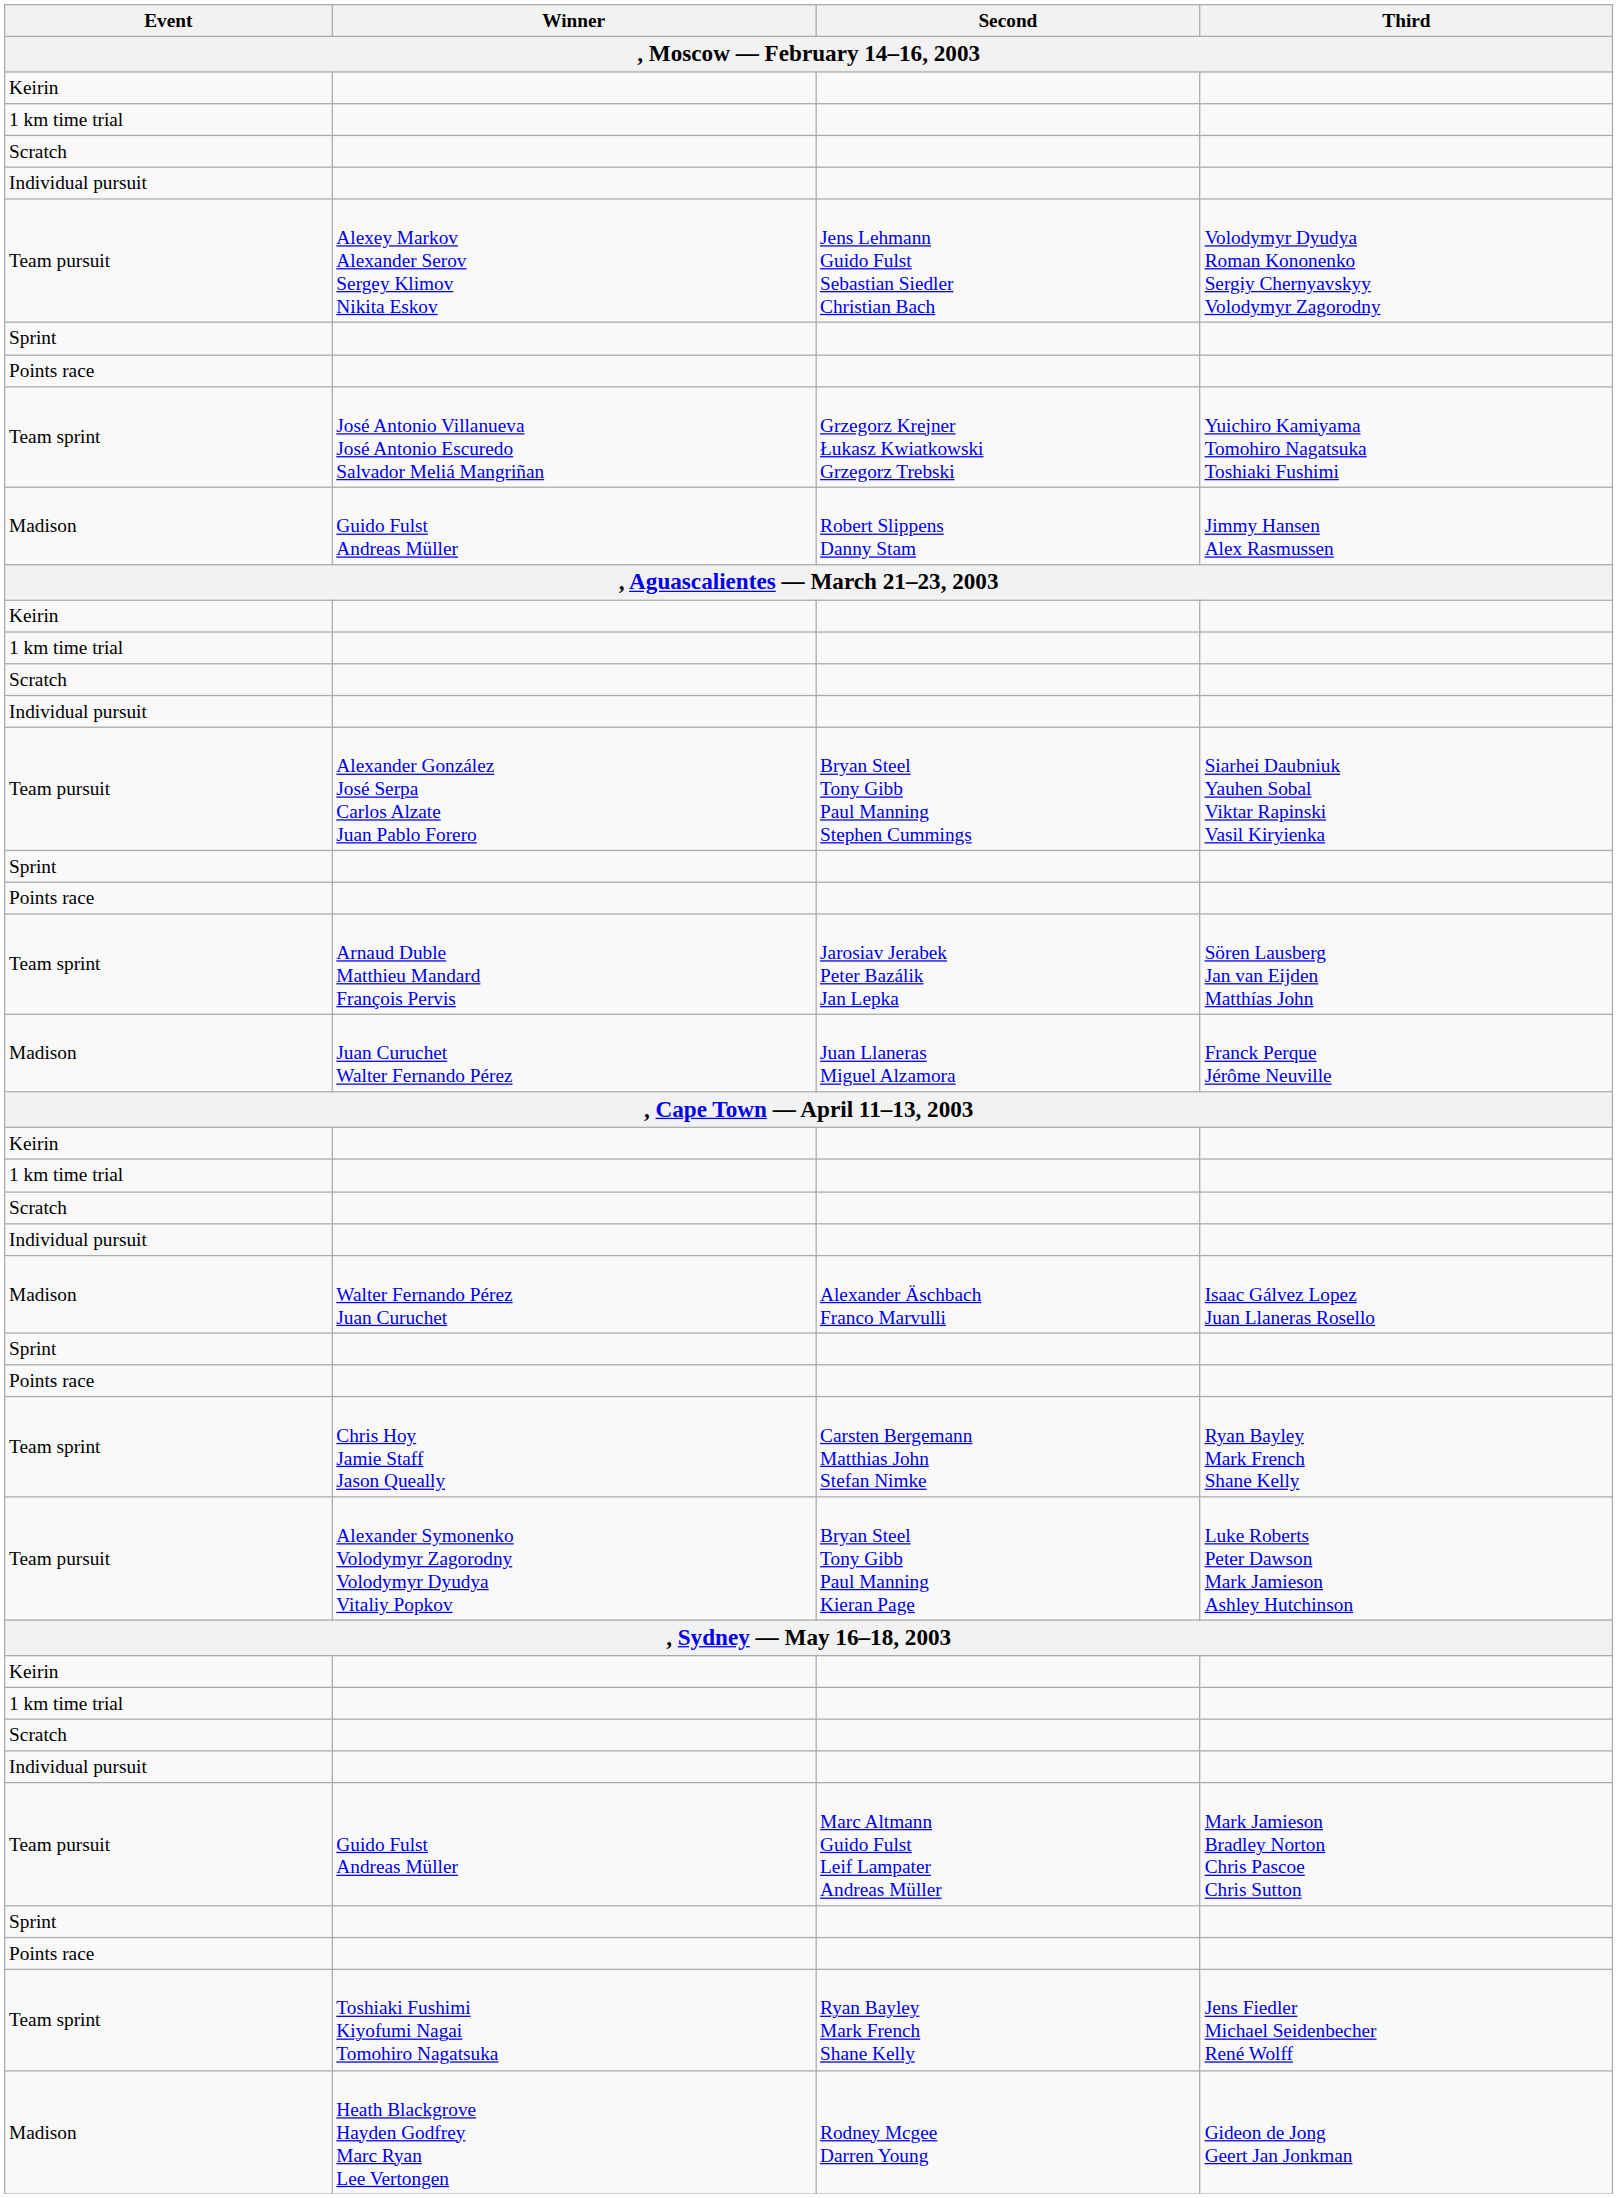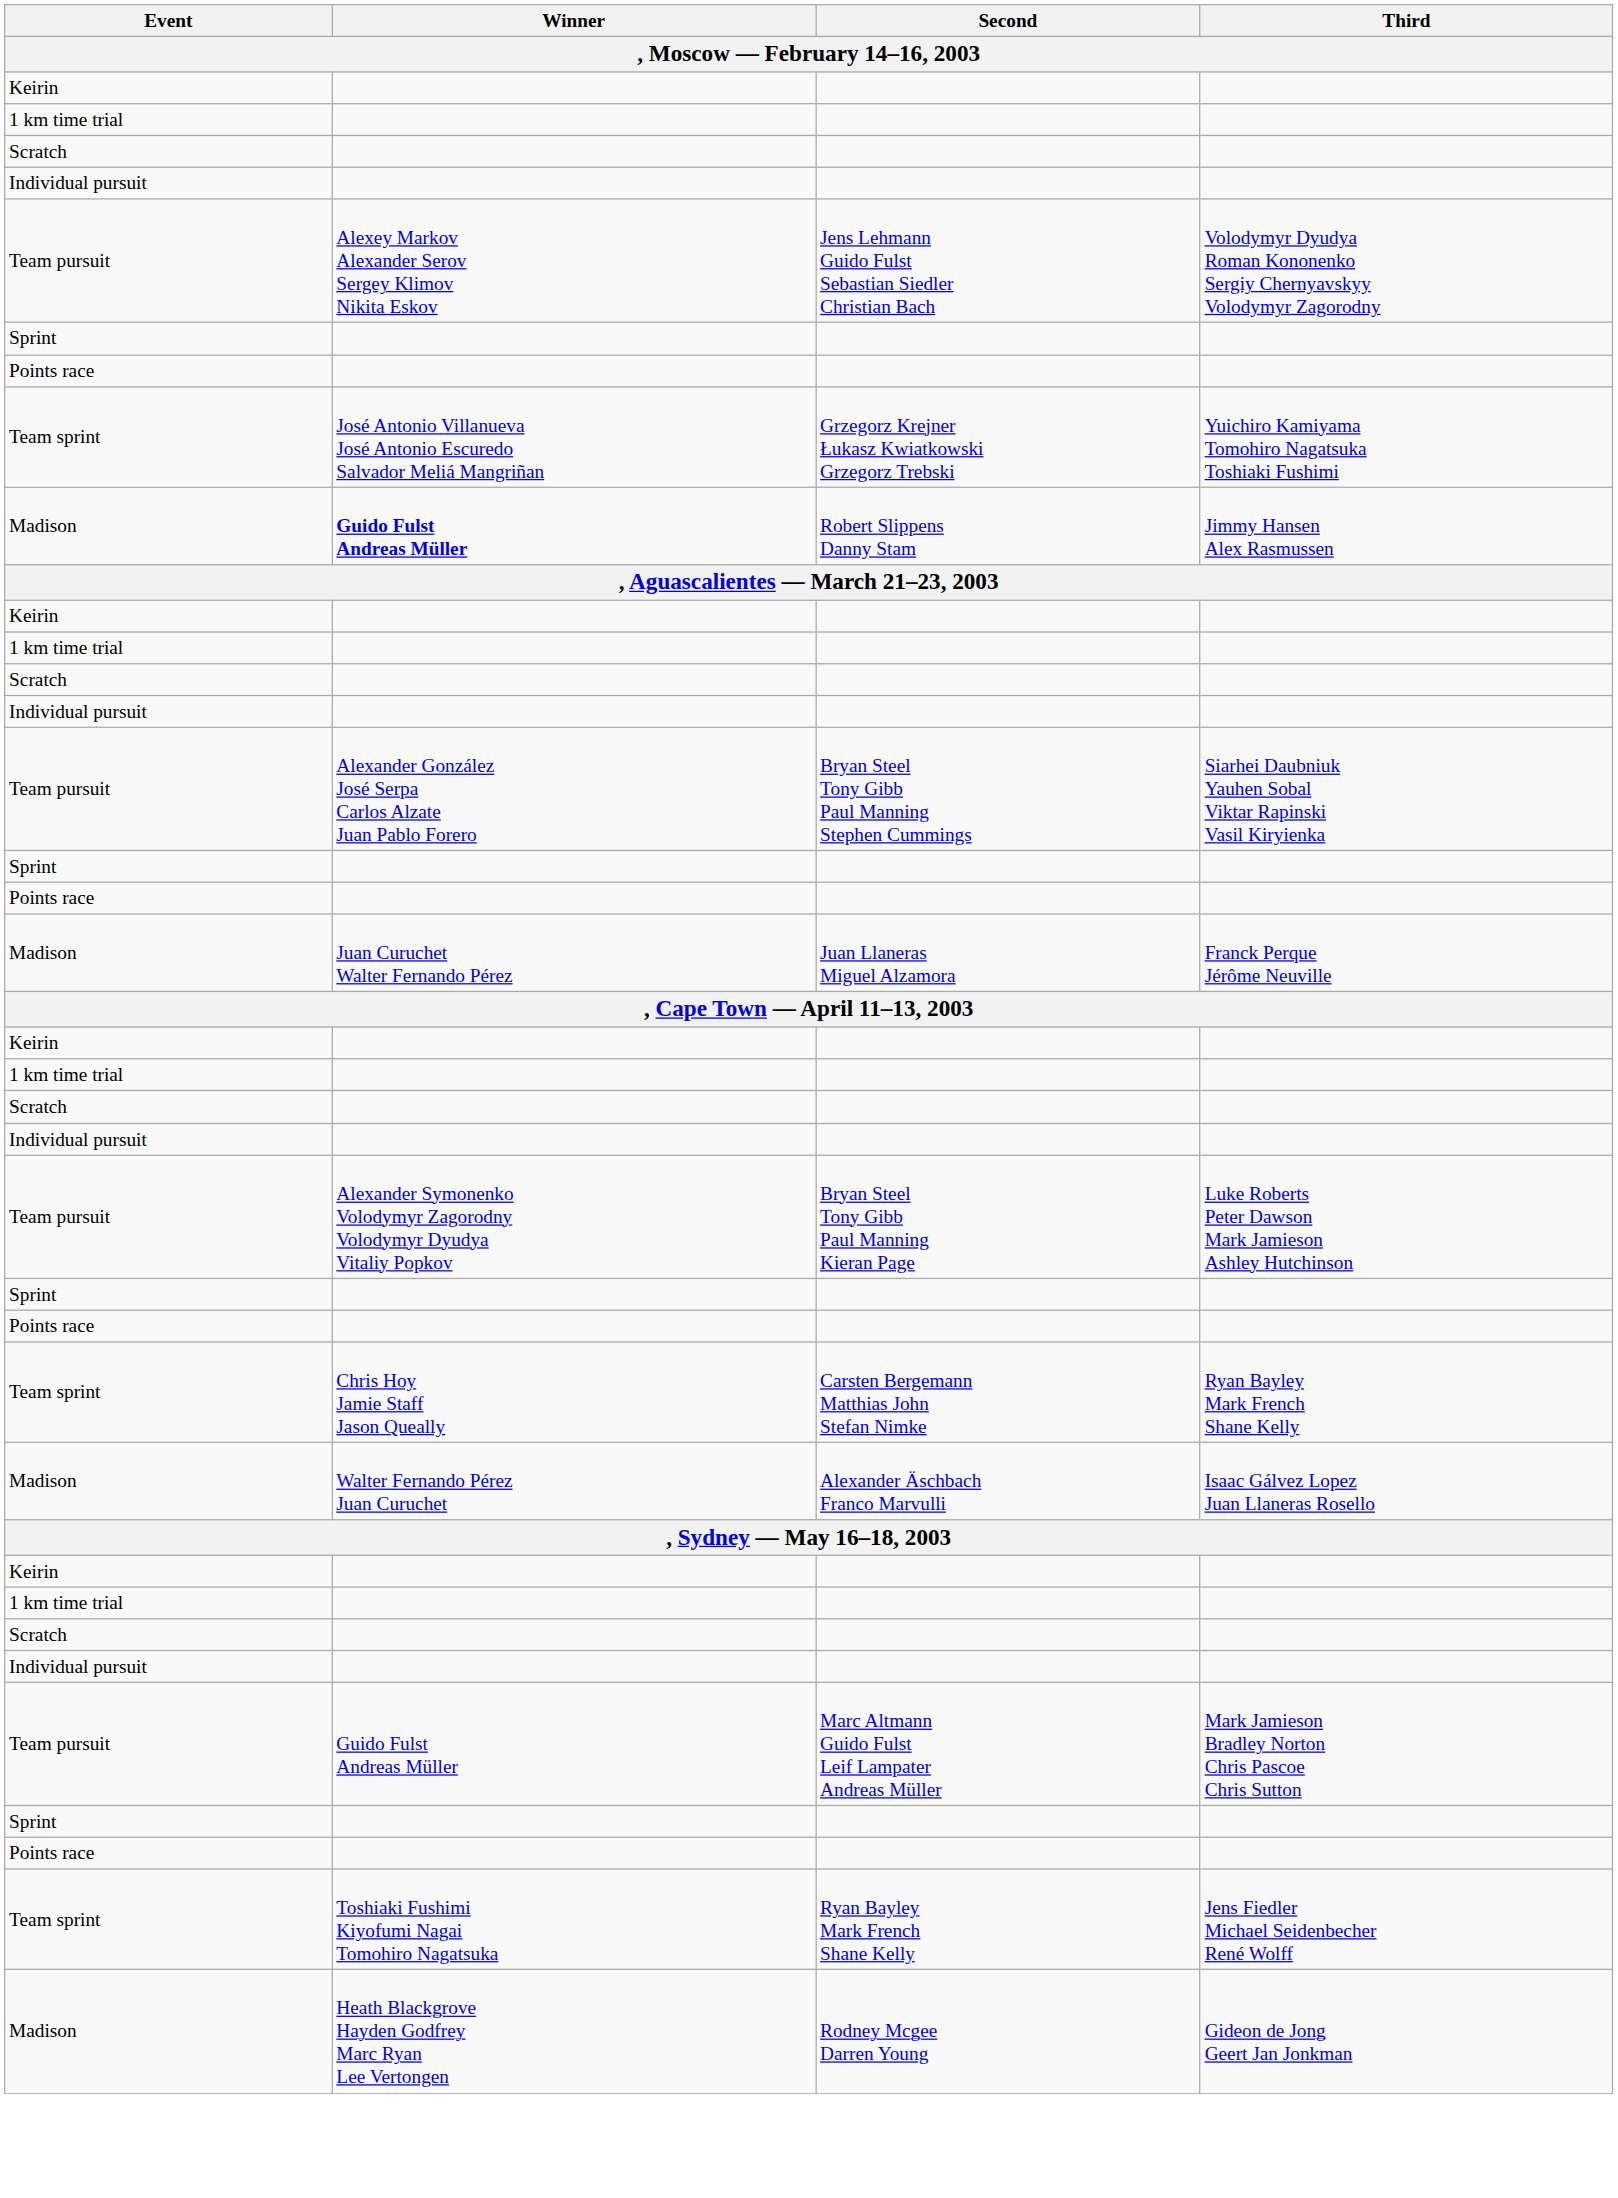(397, 537) normal -> (402, 537) bold
- row: (55, 964)
rows swapped: (60, 1558) <-> (43, 1293)
